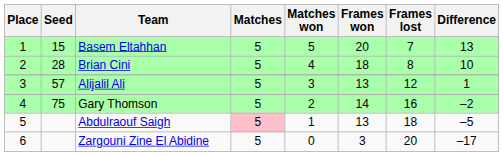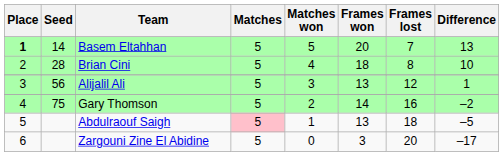(23, 46) normal -> (23, 46) bold
(58, 46) 15 -> (58, 46) 14
(58, 84) 57 -> (58, 84) 56
